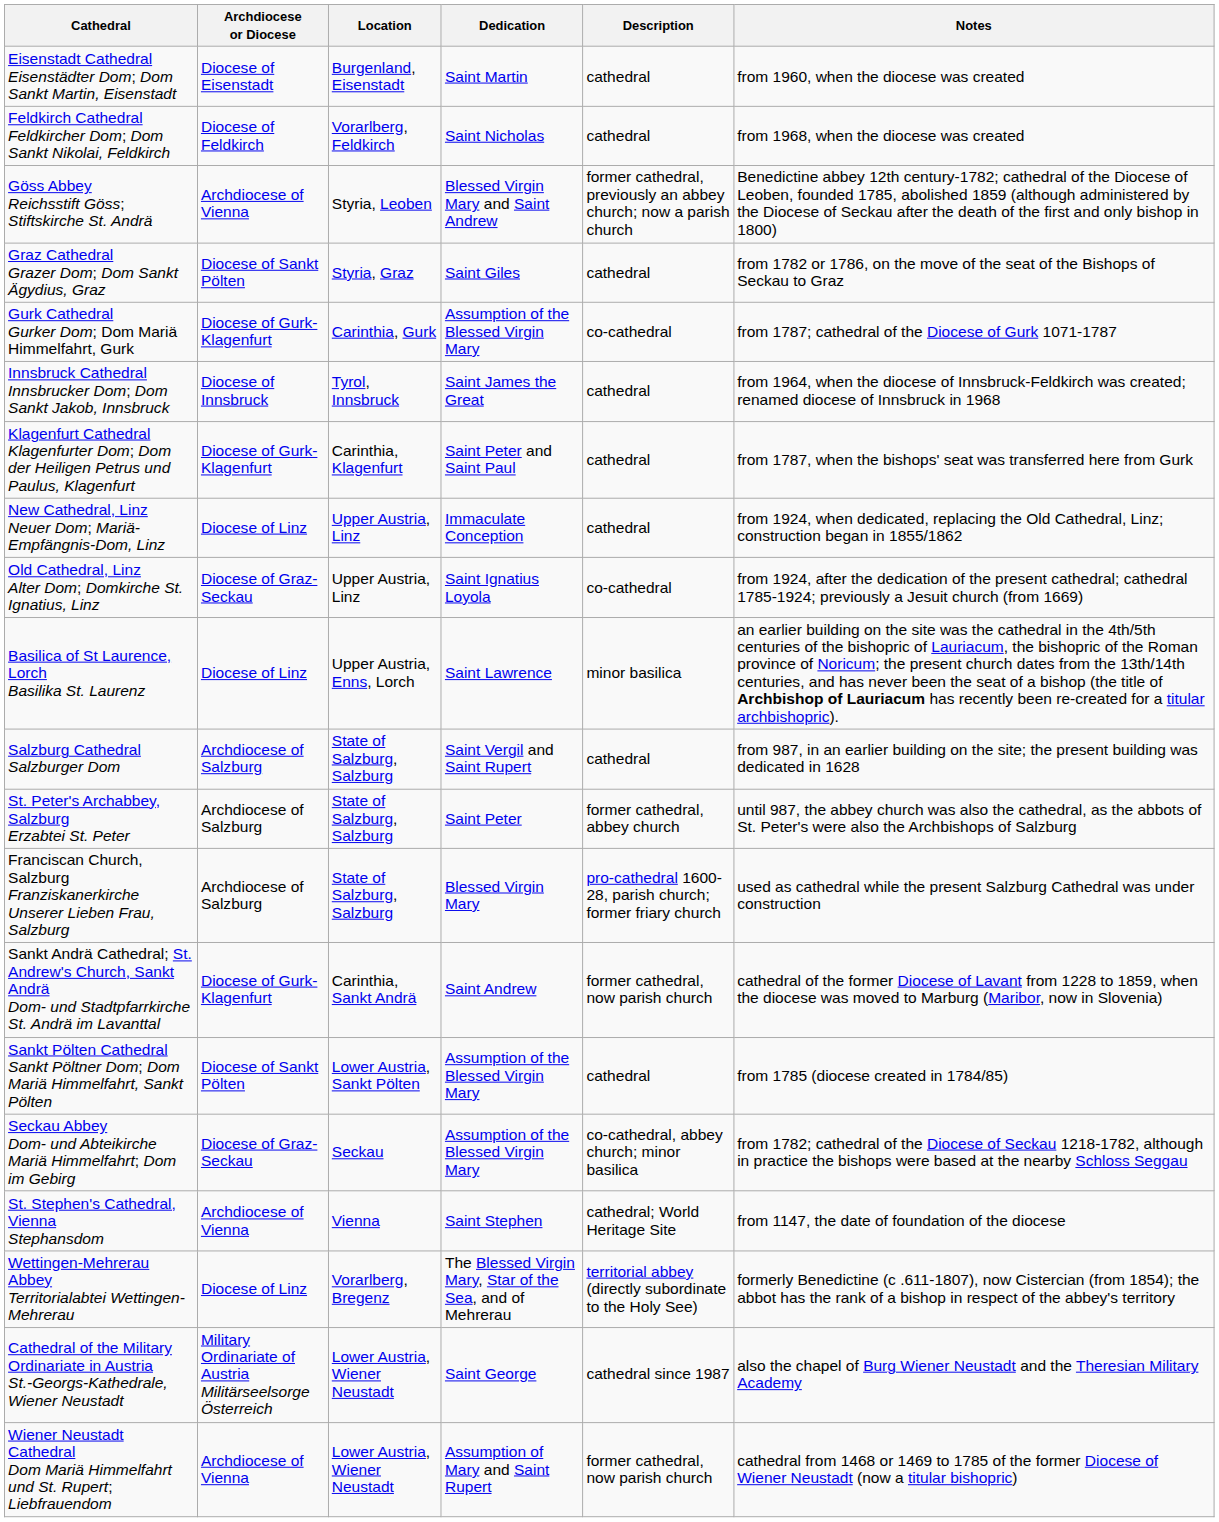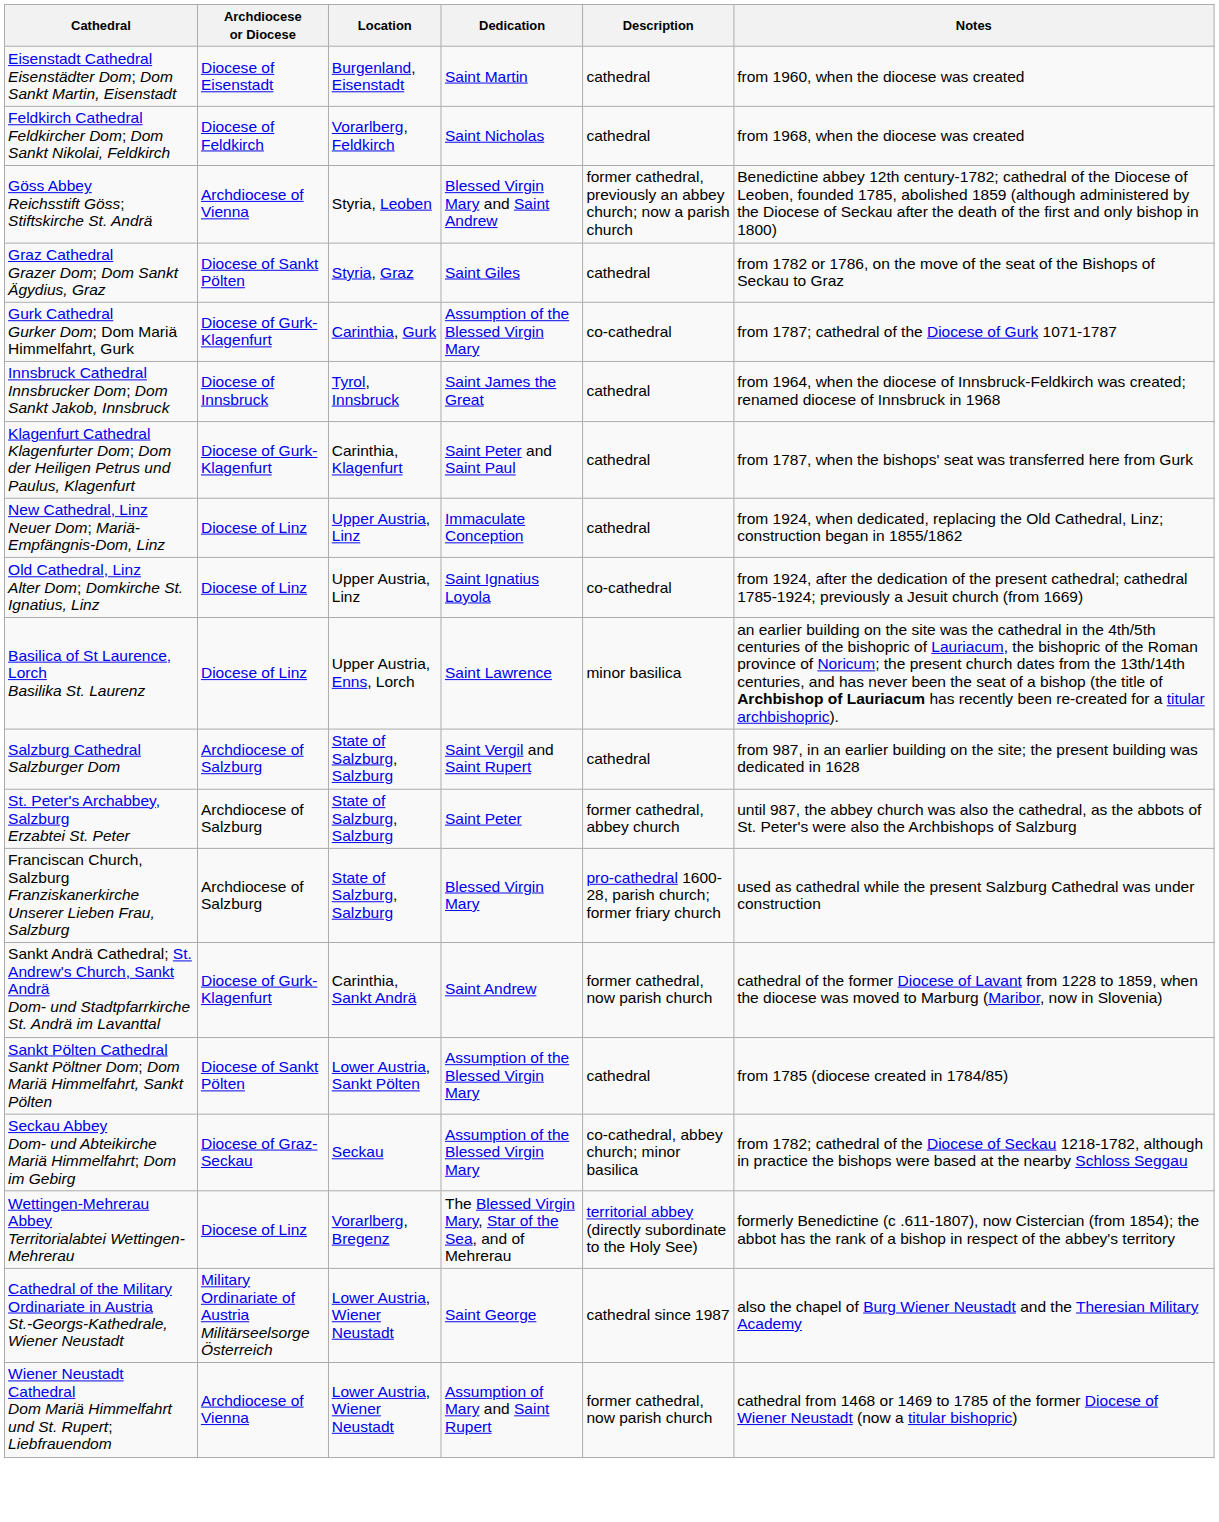(259, 587) Diocese of Graz-Seckau -> (254, 587) Diocese of Linz
- row: (92, 1220)
